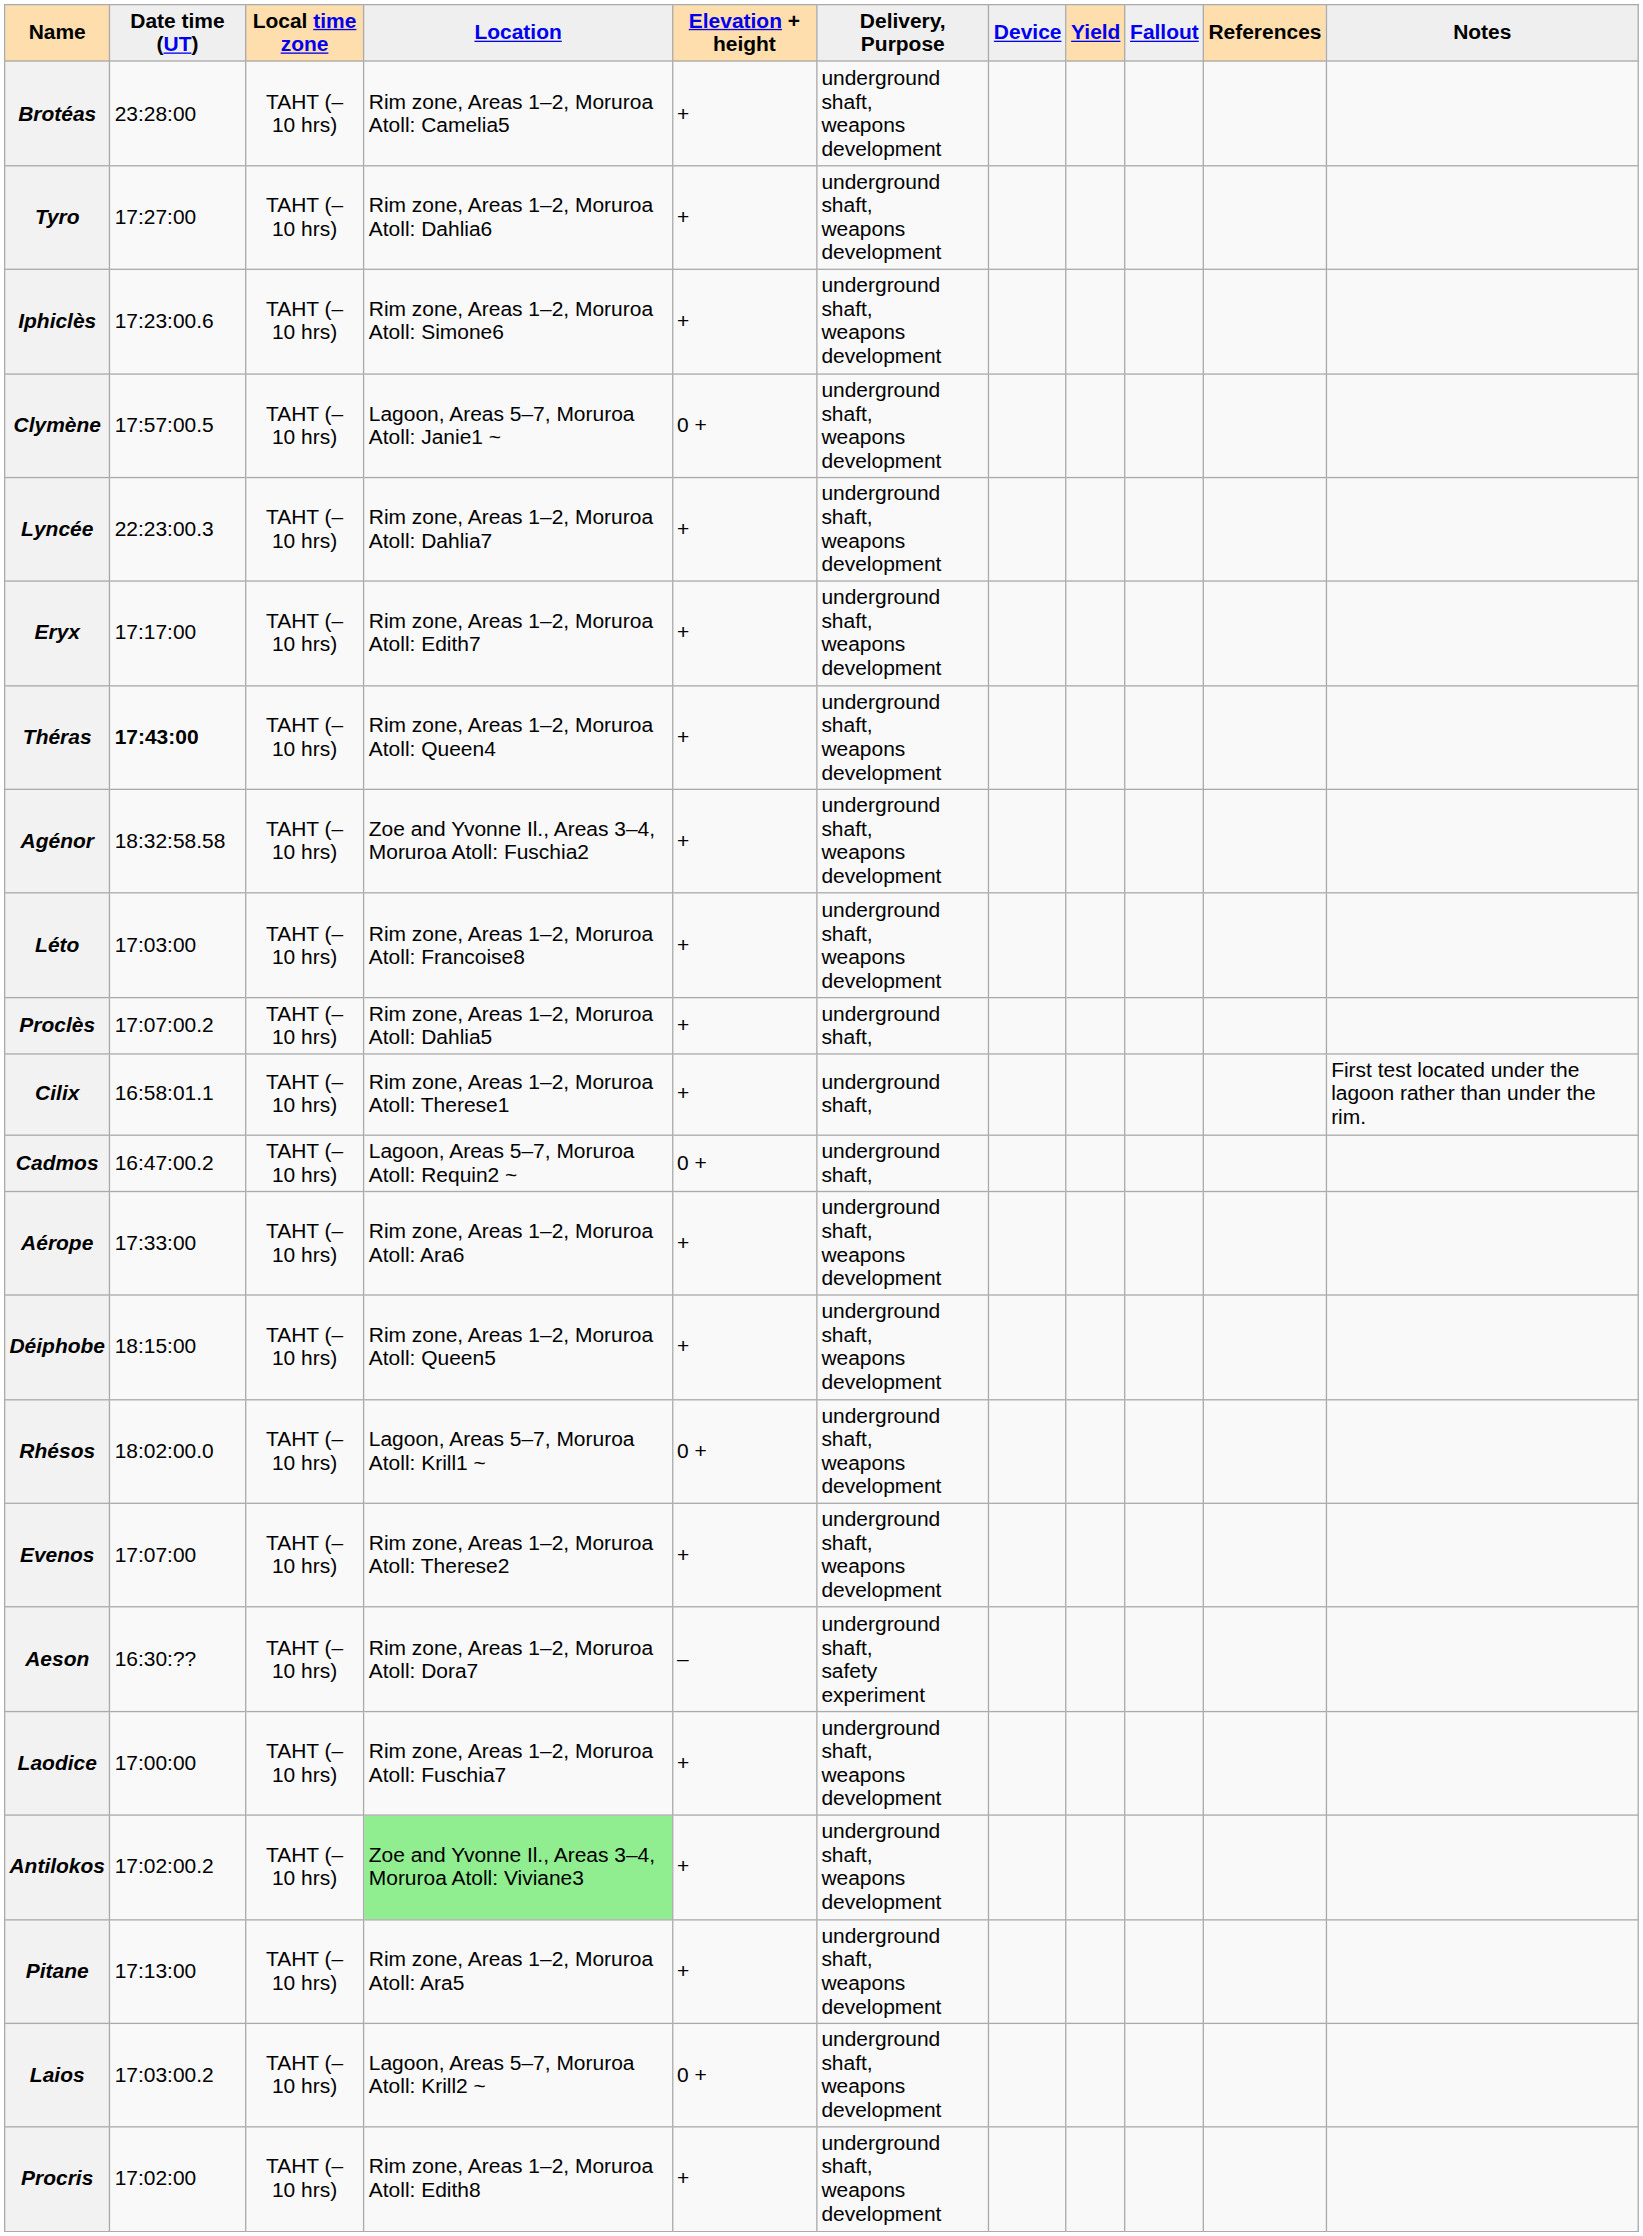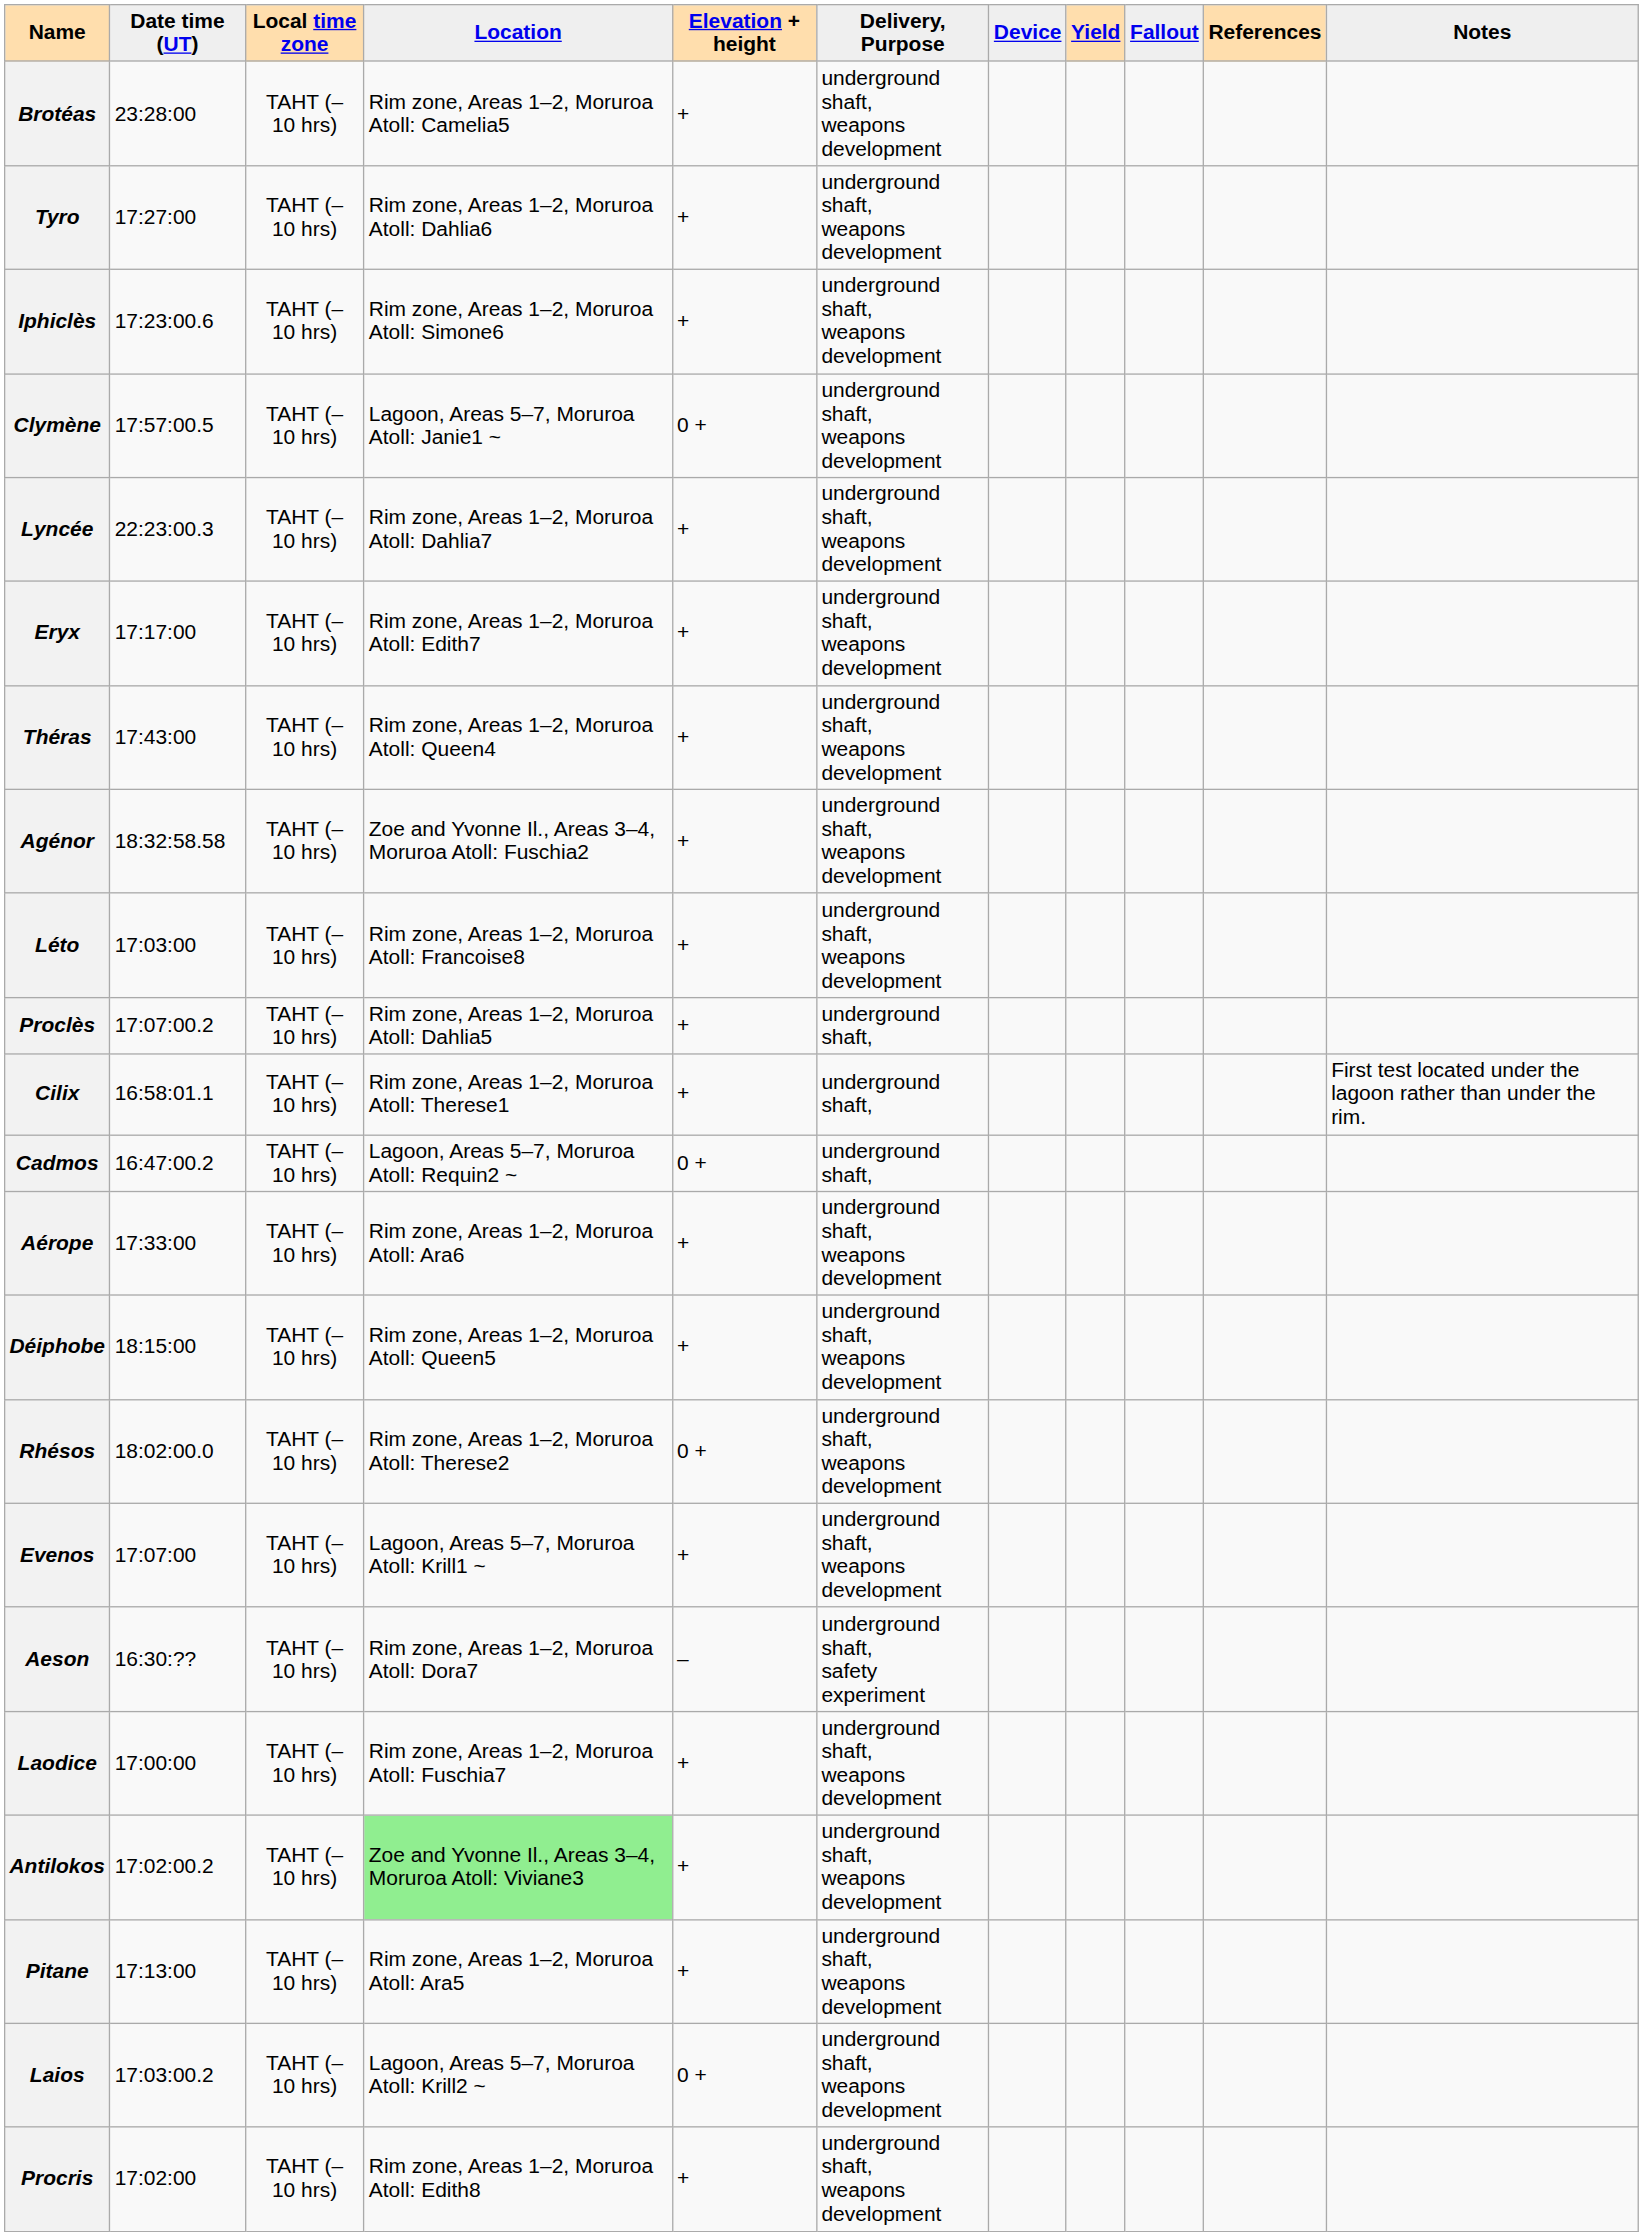(157, 737) bold -> (155, 737) normal
(502, 1451) Lagoon, Areas 5–7, Moruroa Atoll: Krill1 ~ -> (511, 1451) Rim zone, Areas 1–2, Moruroa Atoll: Therese2
(511, 1555) Rim zone, Areas 1–2, Moruroa Atoll: Therese2 -> (502, 1555) Lagoon, Areas 5–7, Moruroa Atoll: Krill1 ~
